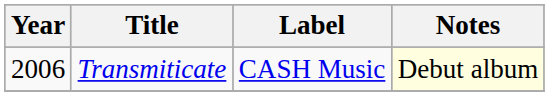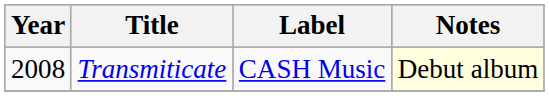(38, 68) 2006 -> (38, 68) 2008
